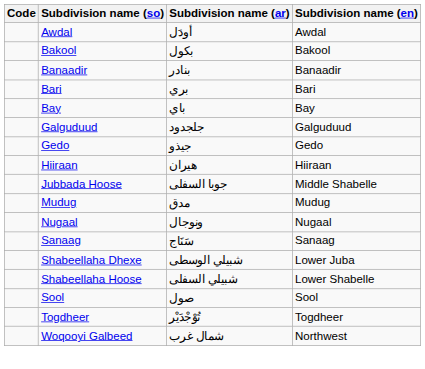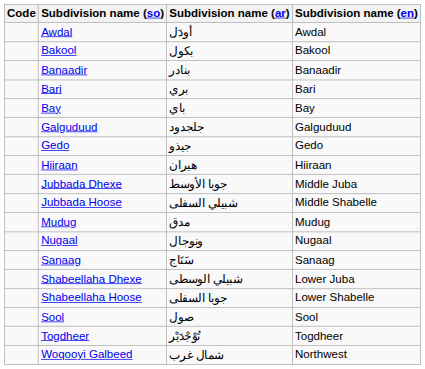+ row: (81, 184)
(198, 184) جوبا السفلى -> (203, 203) شبيلي السفلى
(203, 279) شبيلي السفلى -> (198, 298) جوبا السفلى
